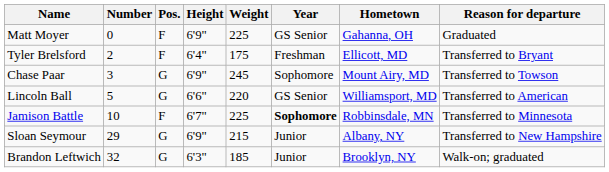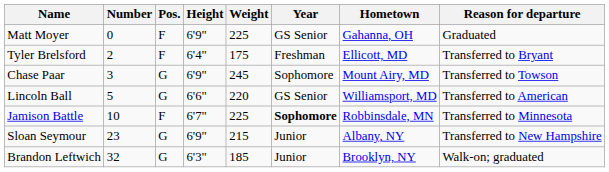(113, 136) 29 -> (113, 136) 23
